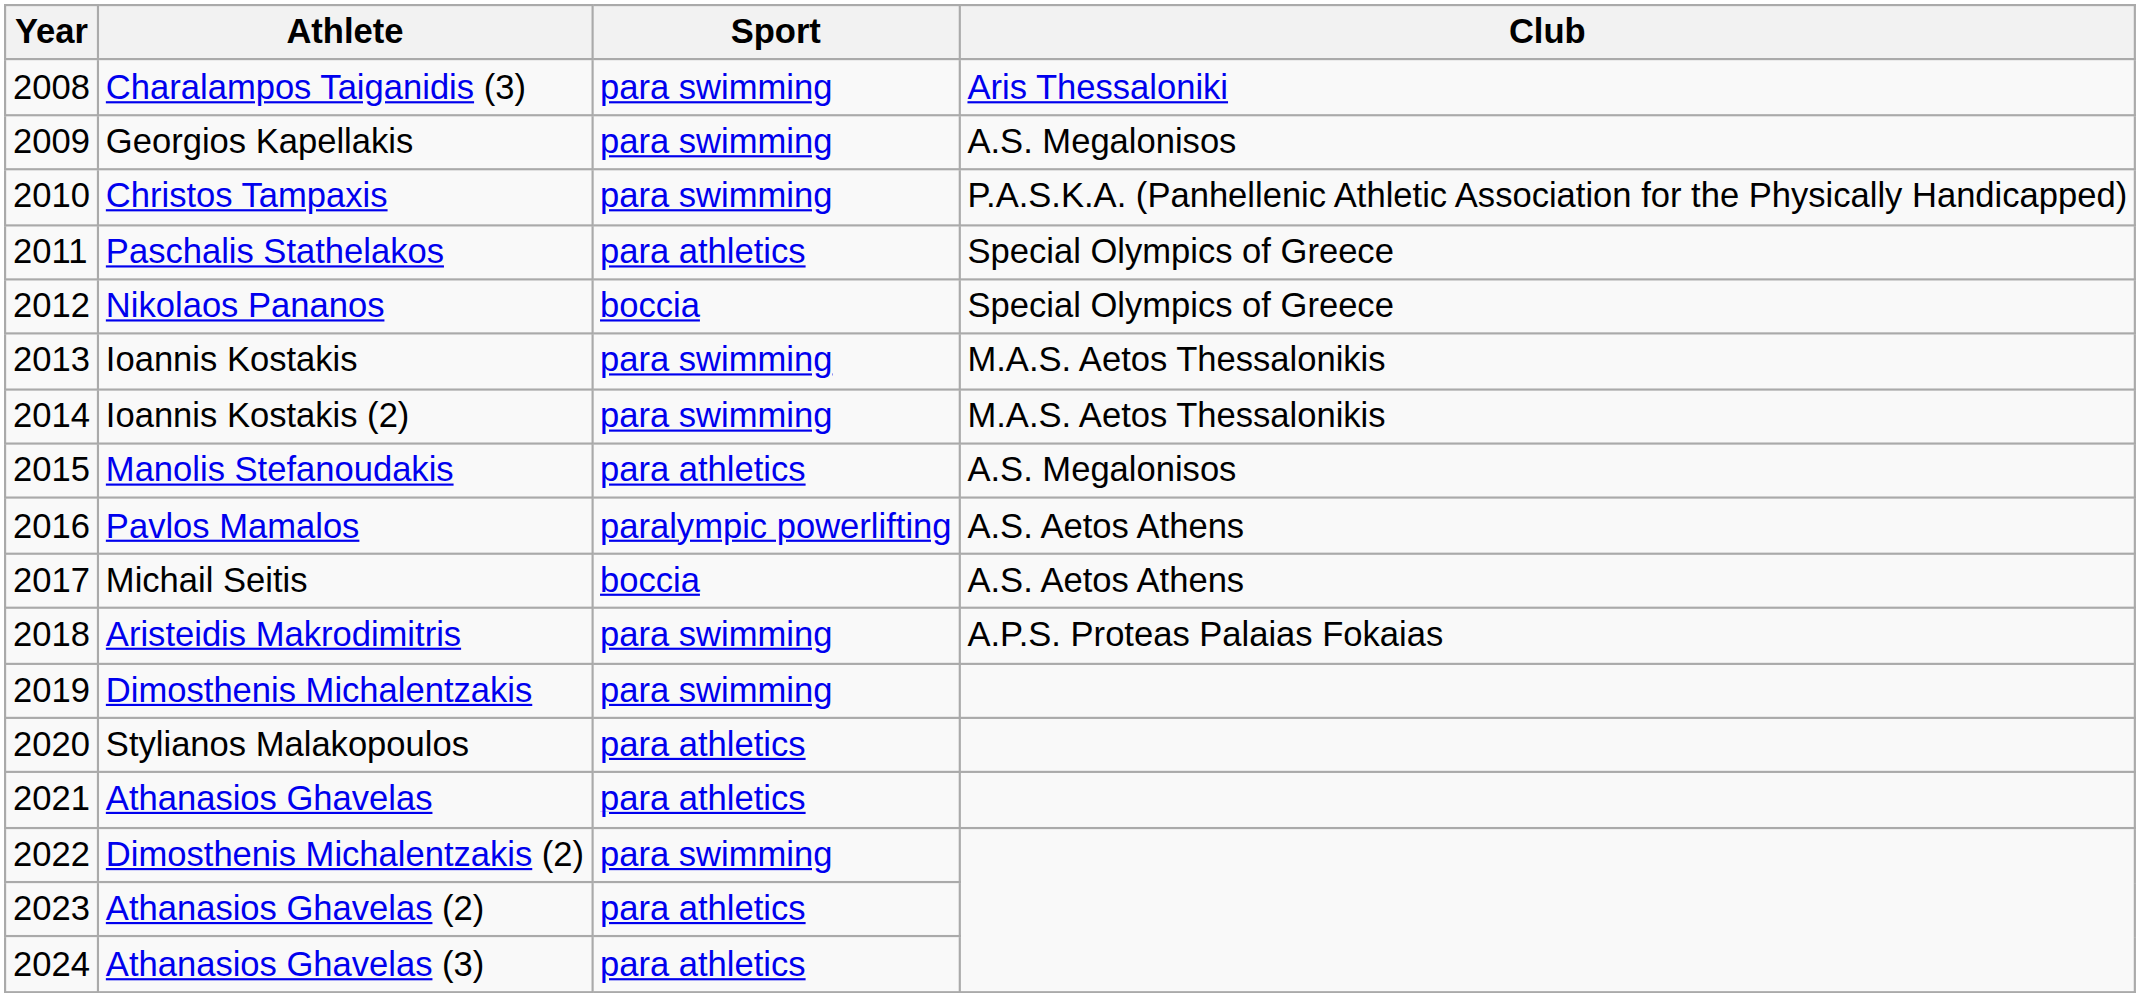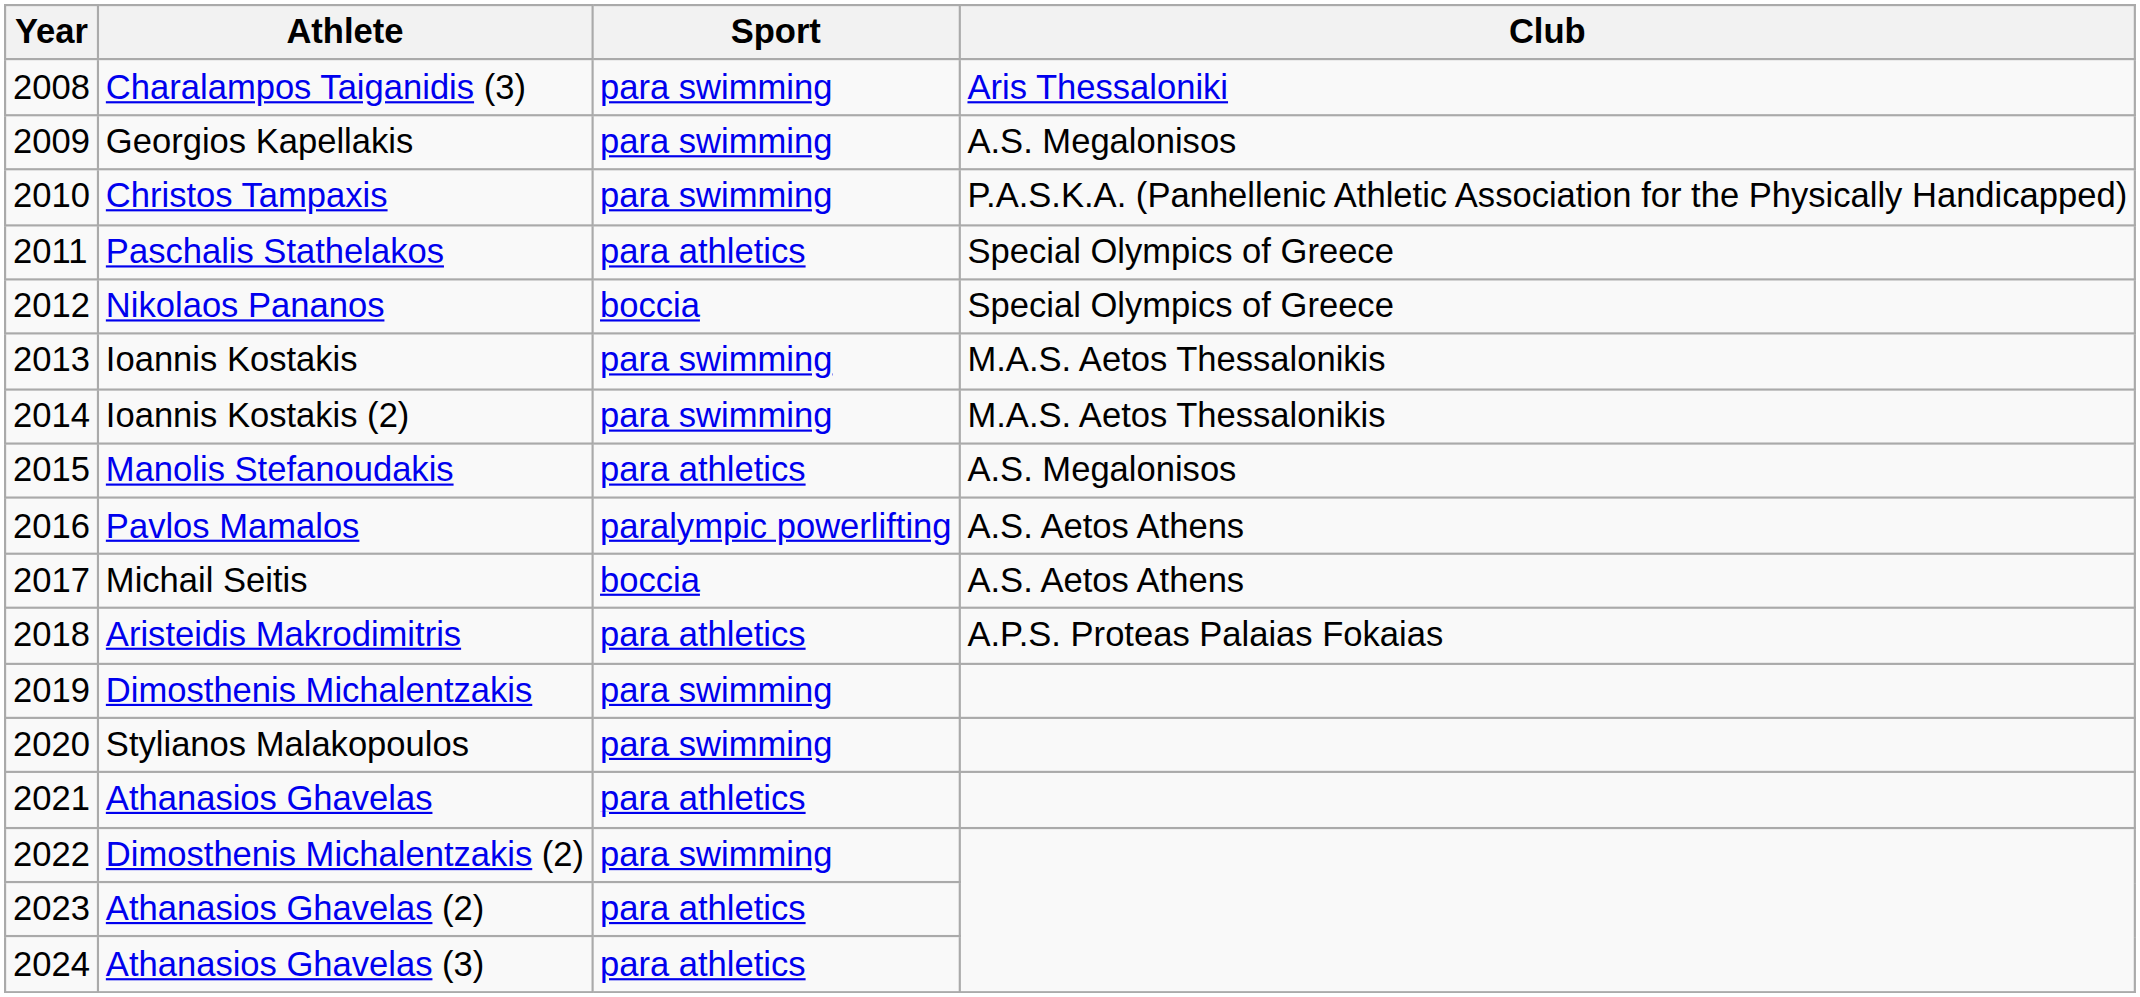(716, 634) para swimming -> (703, 634) para athletics
(703, 744) para athletics -> (716, 744) para swimming
